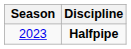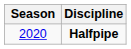(33, 34) 2023 -> (33, 34) 2020
